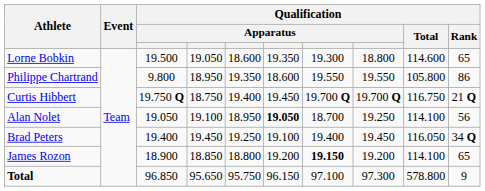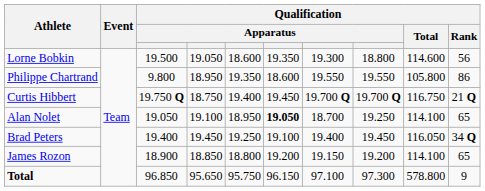(464, 58) 65 -> (464, 58) 56
(464, 117) 56 -> (464, 117) 65
(328, 157) bold -> (328, 157) normal
